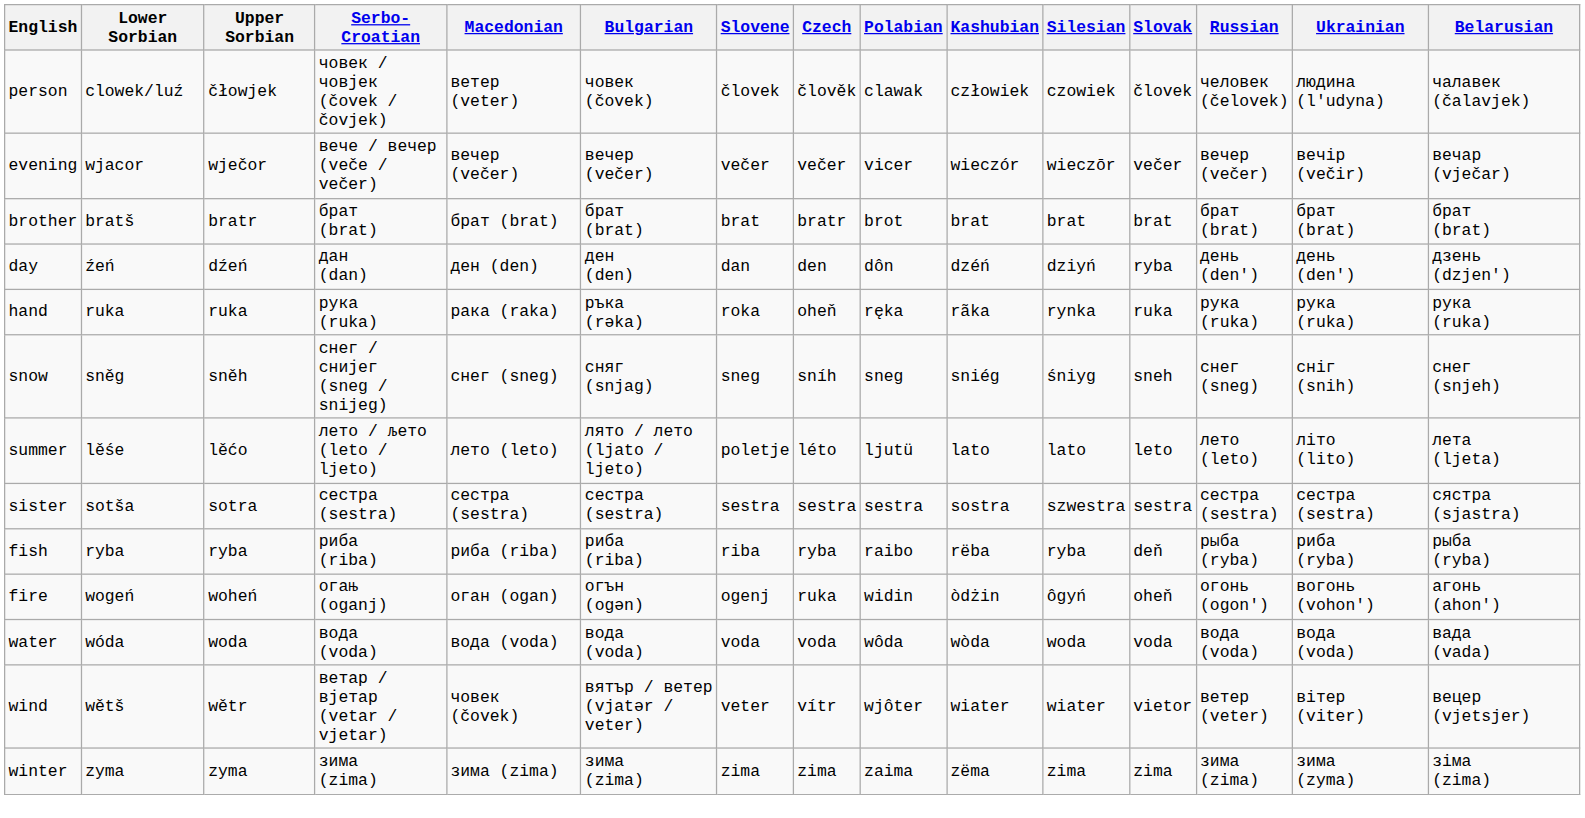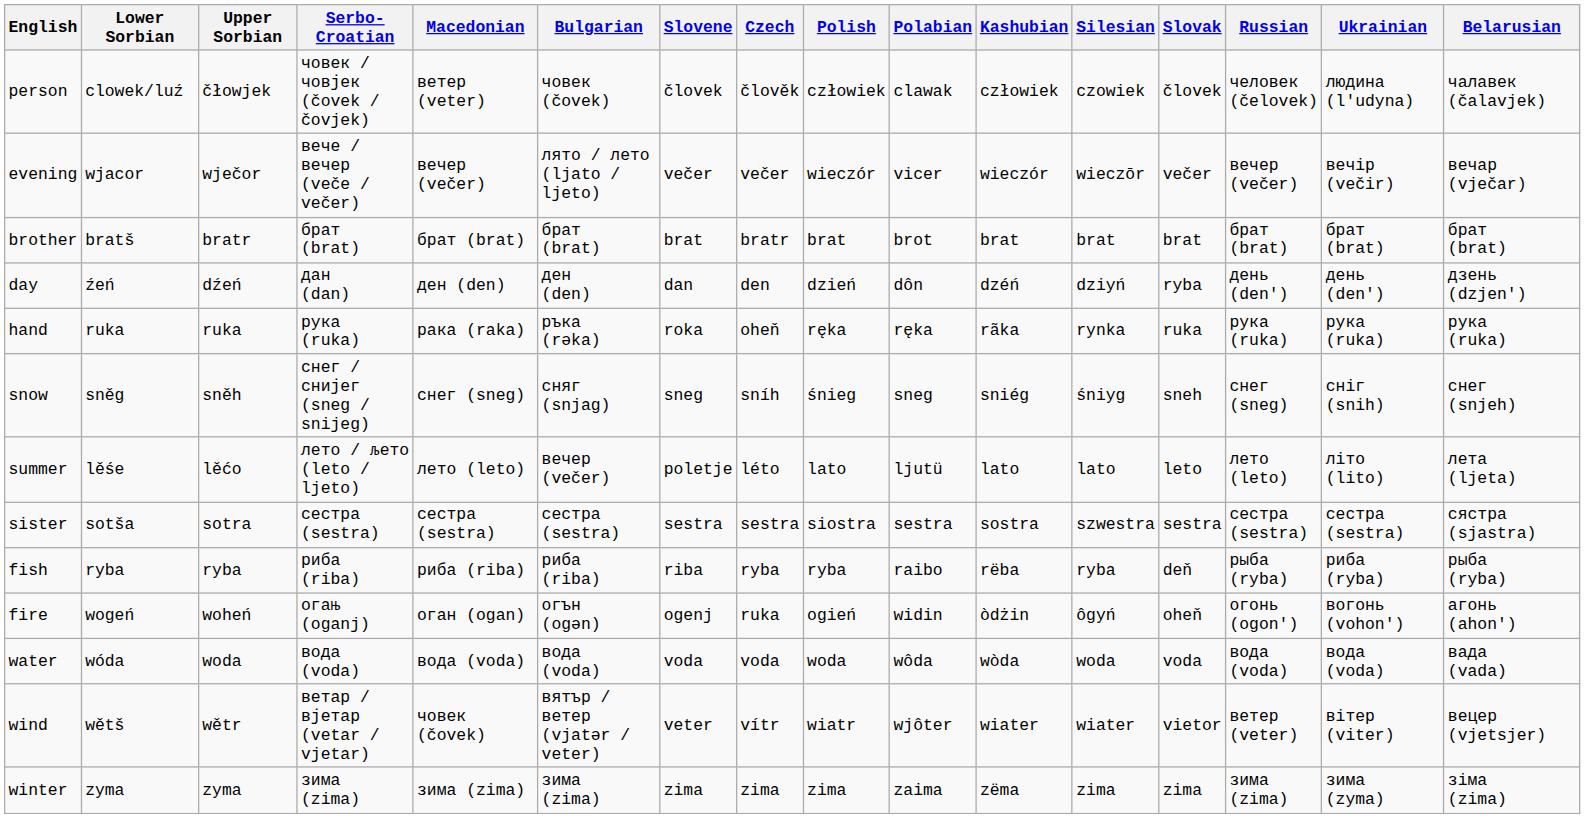+ column: (846, 27)
(619, 166) вечер (večer) -> (596, 175) лято / лето (ljato / ljeto)
(639, 451) лято / лето (ljato / ljeto) -> (576, 469) вечер (večer)
